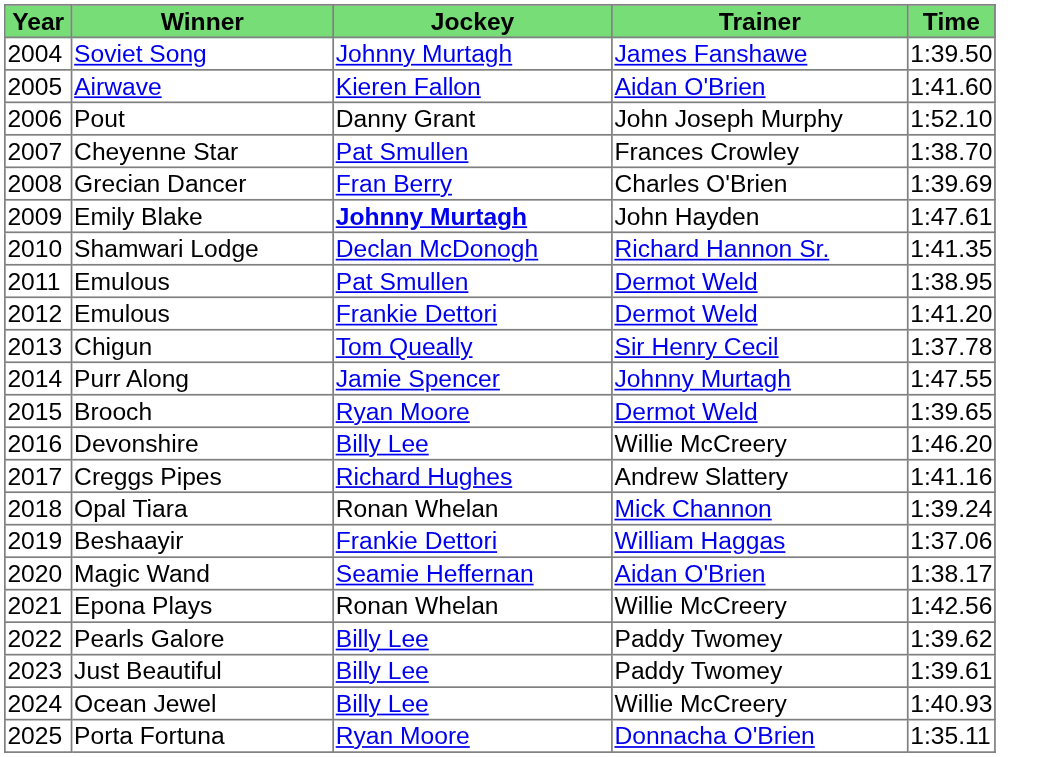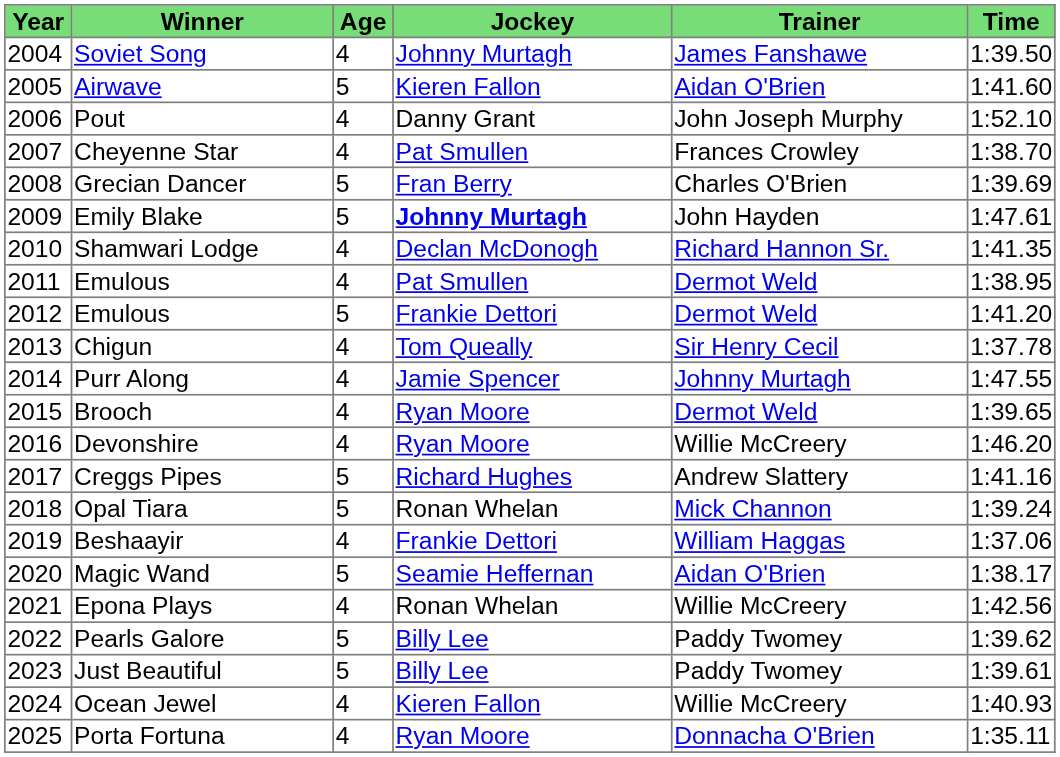+ column: (363, 21)
(382, 443) Billy Lee -> (463, 443) Ryan Moore
(382, 703) Billy Lee -> (468, 703) Kieren Fallon
